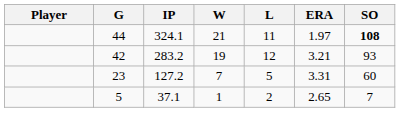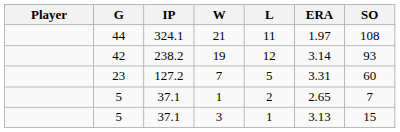(370, 35) bold -> (370, 35) normal
(169, 55) 283.2 -> (169, 55) 238.2
(319, 55) 3.21 -> (319, 55) 3.14
+ row: (219, 117)
